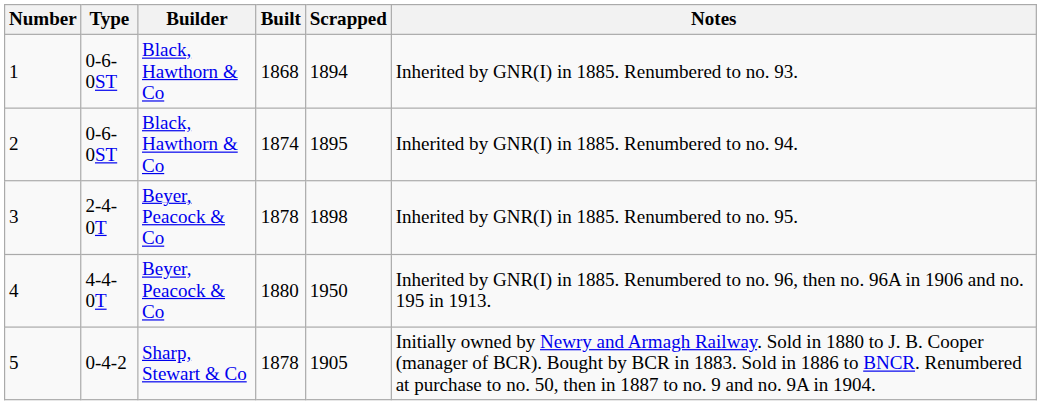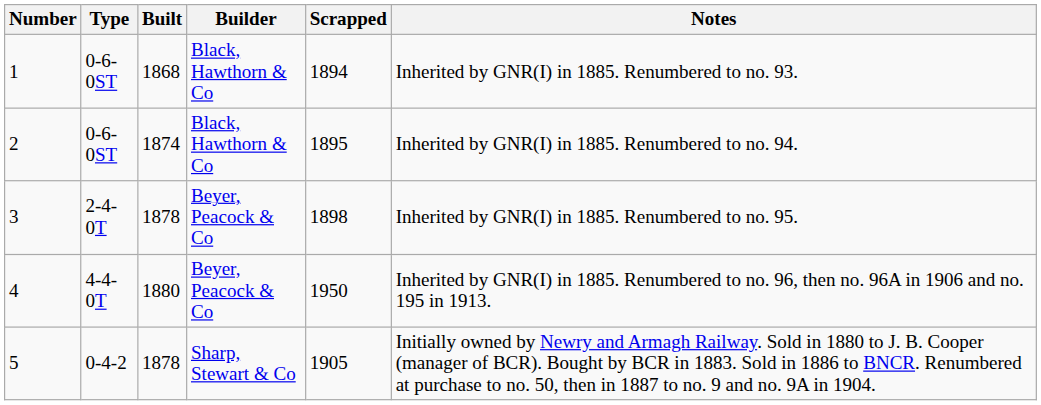columns swapped: (197, 19) <-> (281, 19)
